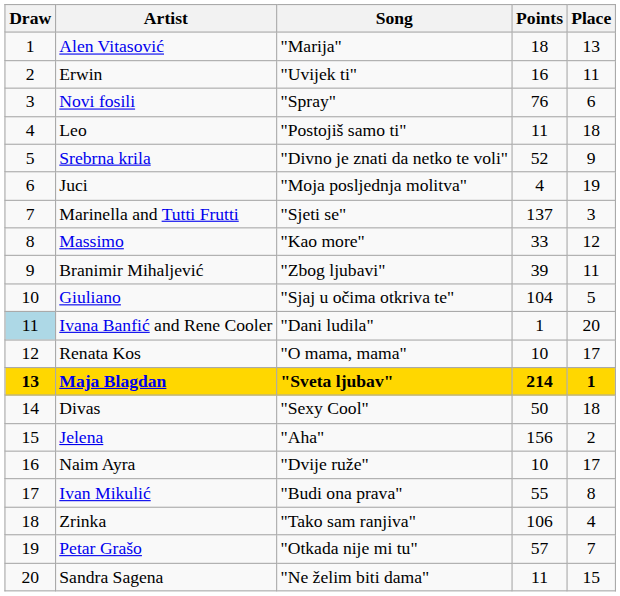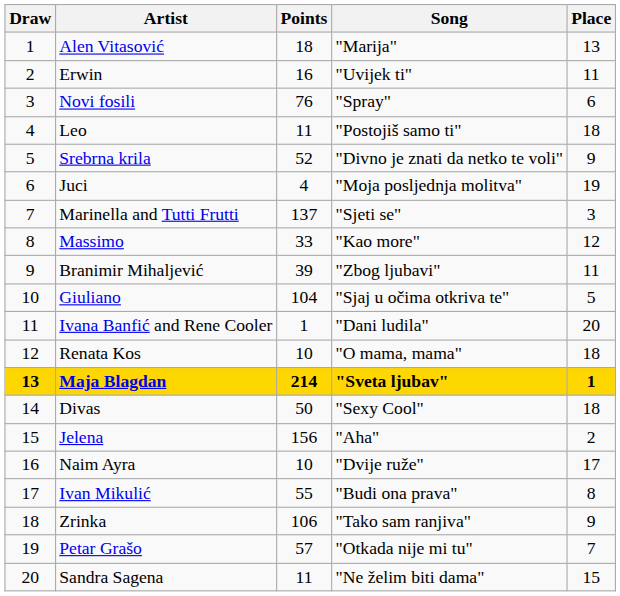columns swapped: (394, 18) <-> (540, 18)
(30, 325) lightblue background -> (30, 325) no background
(591, 353) 17 -> (591, 353) 18
(591, 520) 4 -> (591, 520) 9
